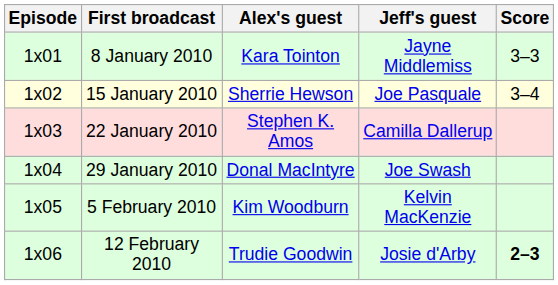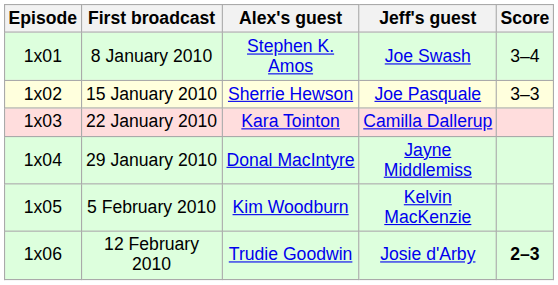(291, 56) Kara Tointon -> (291, 56) Stephen K. Amos
(428, 56) Jayne Middlemiss -> (428, 56) Joe Swash
(525, 56) 3–3 -> (525, 56) 3–4
(525, 94) 3–4 -> (525, 94) 3–3
(291, 131) Stephen K. Amos -> (291, 121) Kara Tointon
(428, 169) Joe Swash -> (428, 159) Jayne Middlemiss
